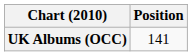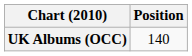(159, 39) 141 -> (159, 39) 140
